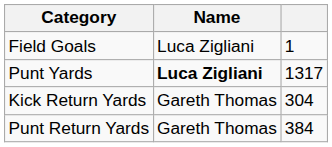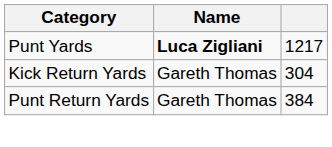- row: (52, 45)
(304, 73) 1317 -> (304, 45) 1217
